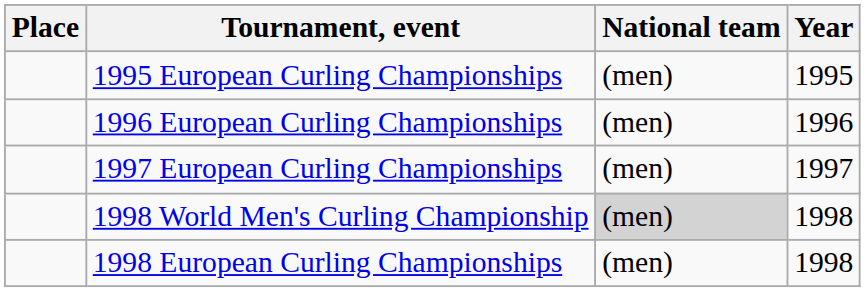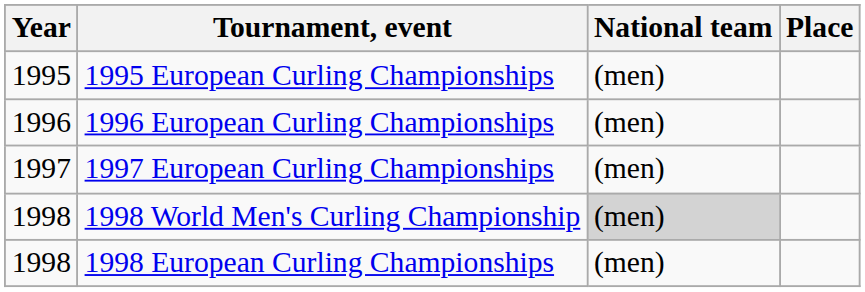columns swapped: (824, 27) <-> (45, 27)
